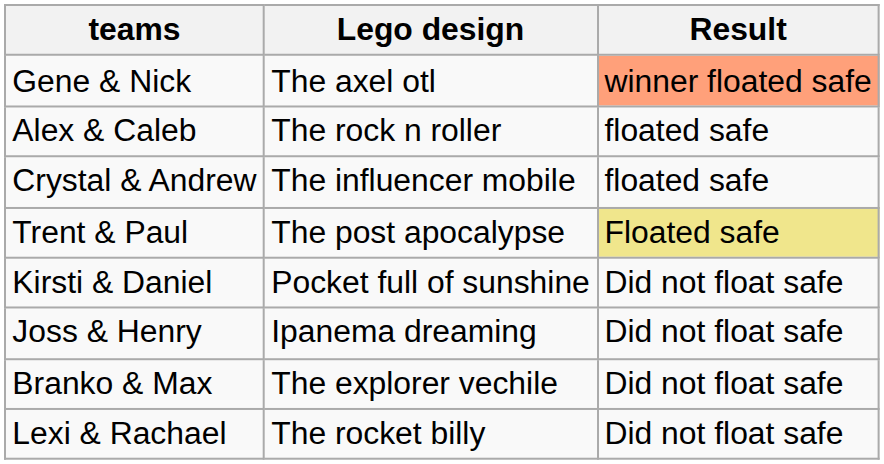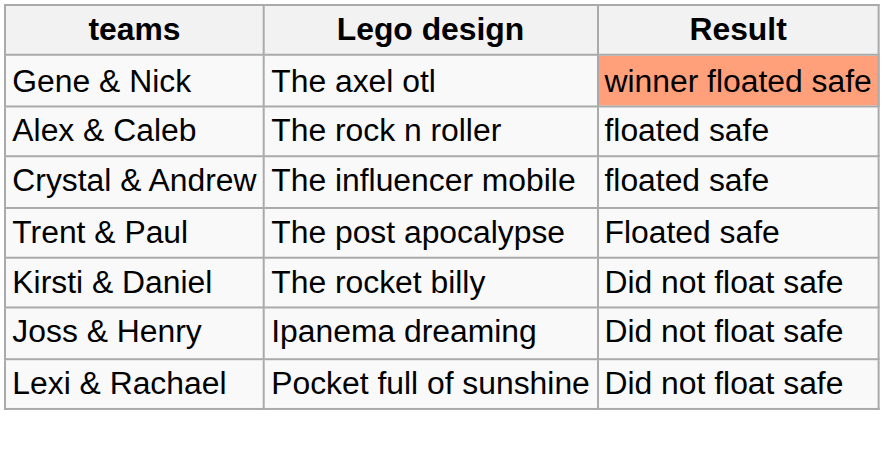(692, 231) khaki background -> (692, 231) no background
(431, 282) Pocket full of sunshine -> (378, 282) The rocket billy
- row: (112, 383)
(378, 433) The rocket billy -> (431, 383) Pocket full of sunshine
